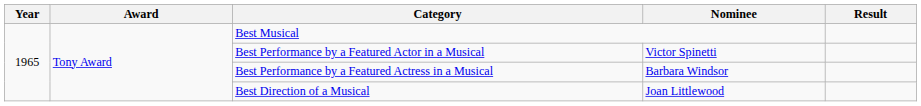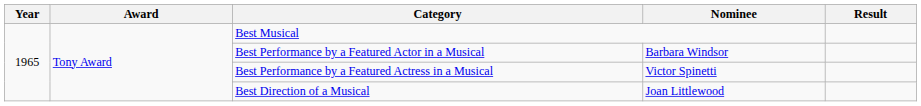(681, 52) Victor Spinetti -> (687, 52) Barbara Windsor
(687, 71) Barbara Windsor -> (681, 71) Victor Spinetti
